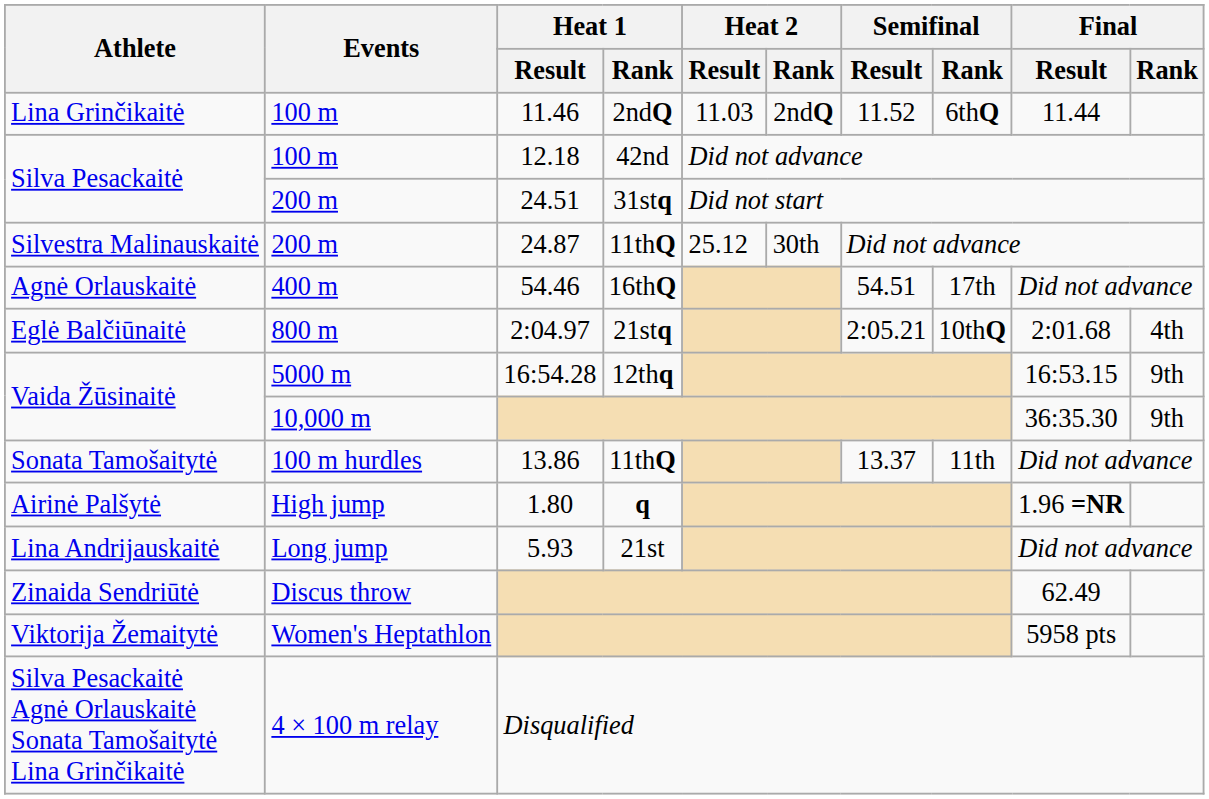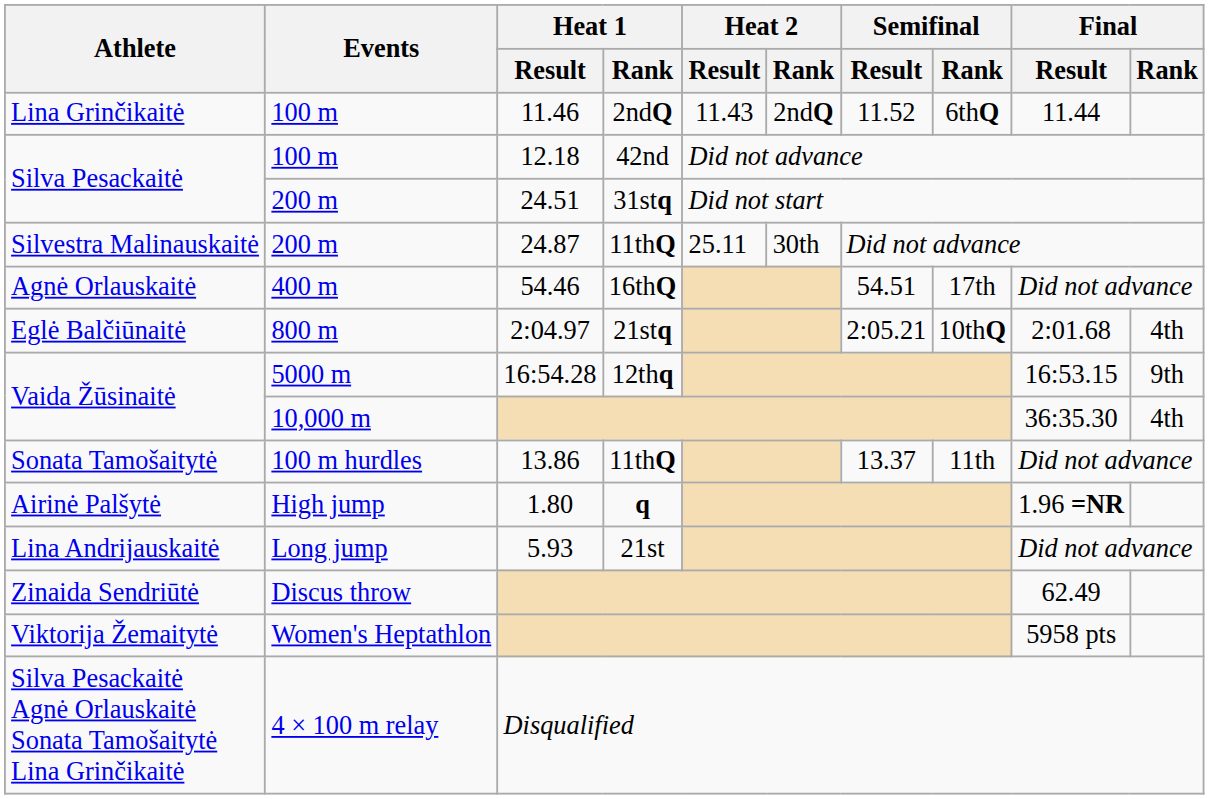(724, 113) 11.03 -> (724, 113) 11.43
(718, 243) 25.12 -> (718, 243) 25.11
(1167, 417) 9th -> (1167, 417) 4th
